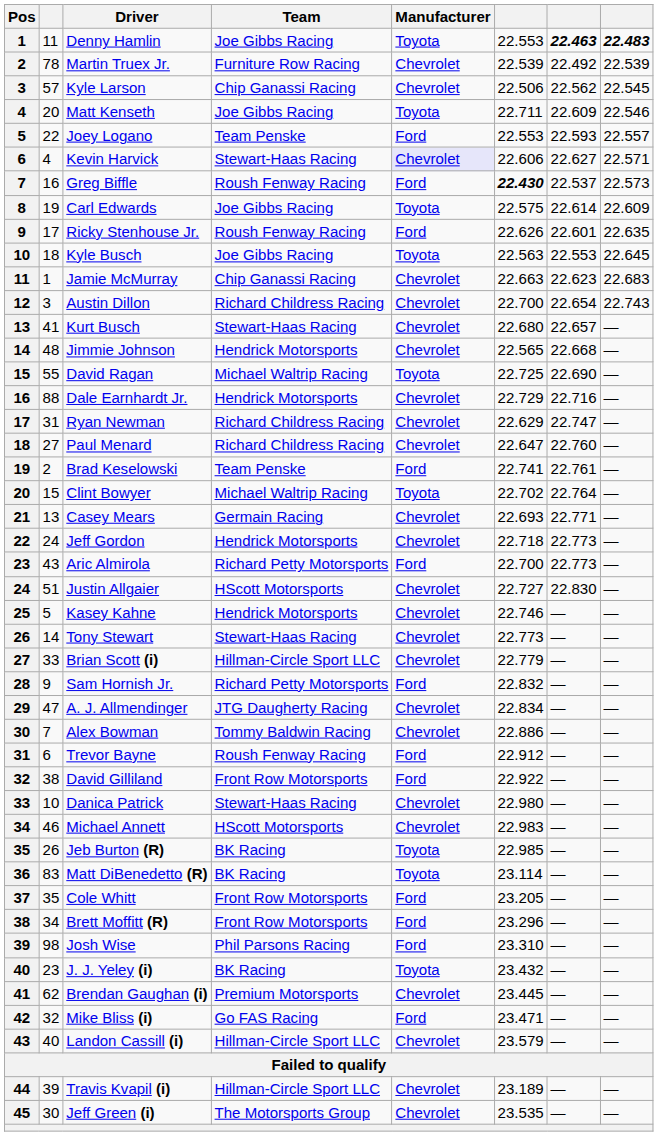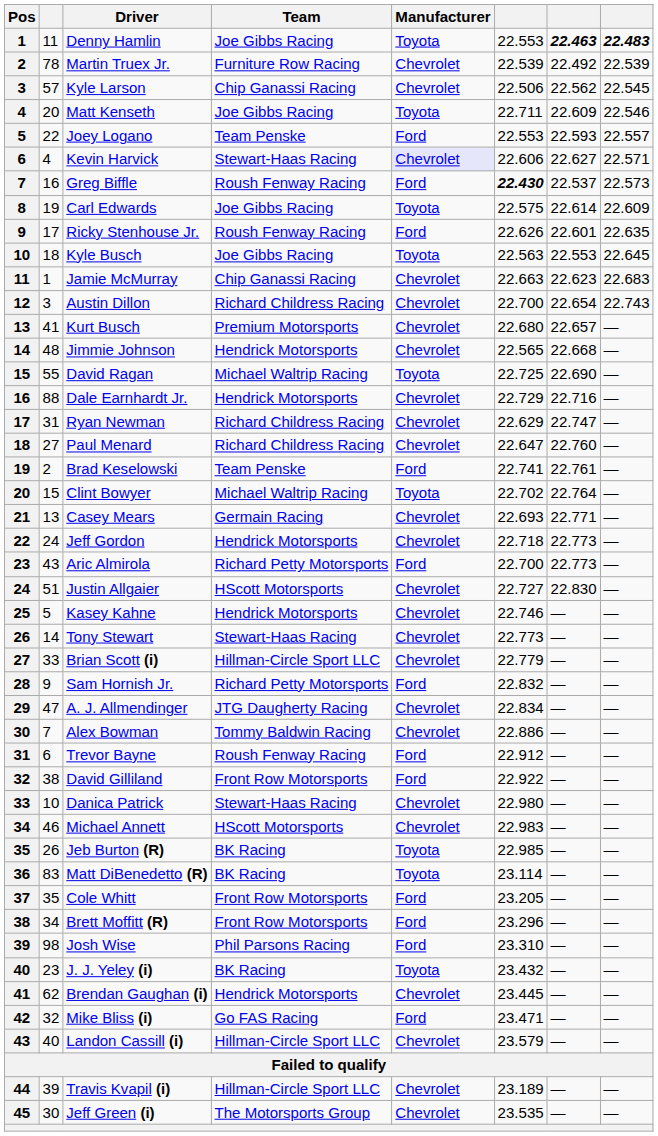(286, 326) Stewart-Haas Racing -> (286, 326) Premium Motorsports
(286, 993) Premium Motorsports -> (286, 993) Hendrick Motorsports
